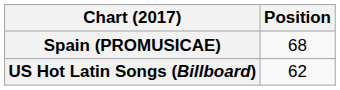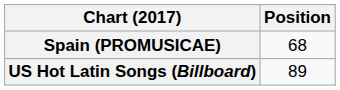(298, 71) 62 -> (298, 71) 89
